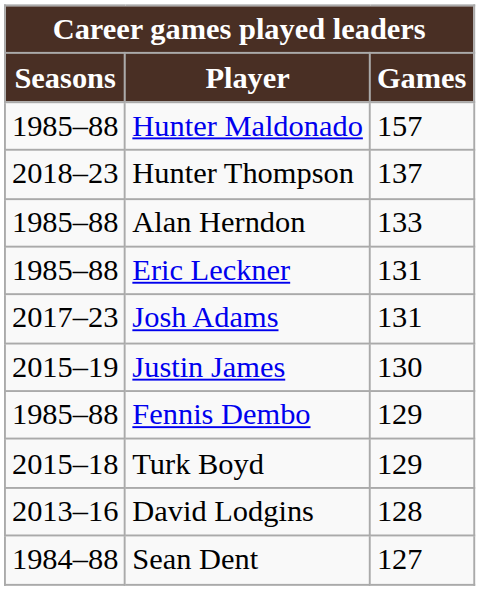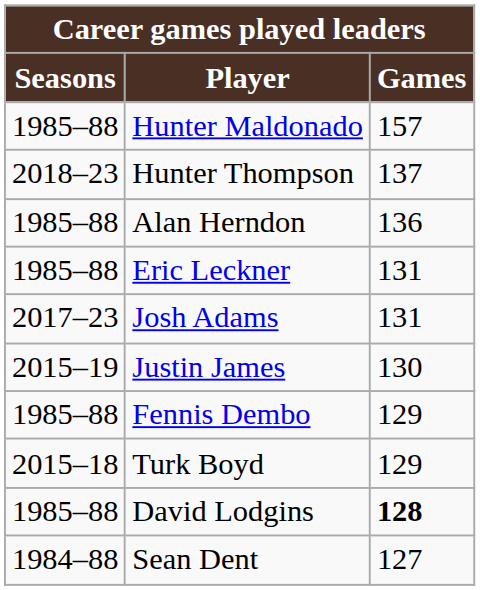(400, 221) 133 -> (400, 221) 136
(65, 511) 2013–16 -> (65, 511) 1985–88
(400, 511) normal -> (400, 511) bold
